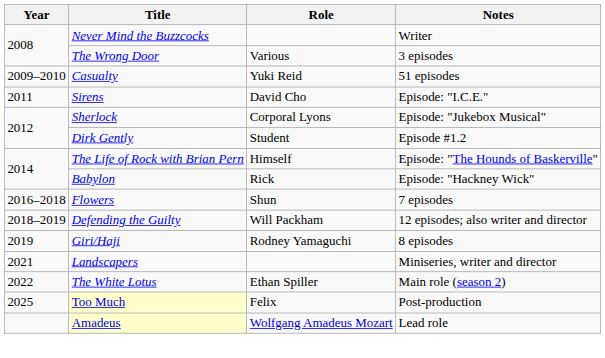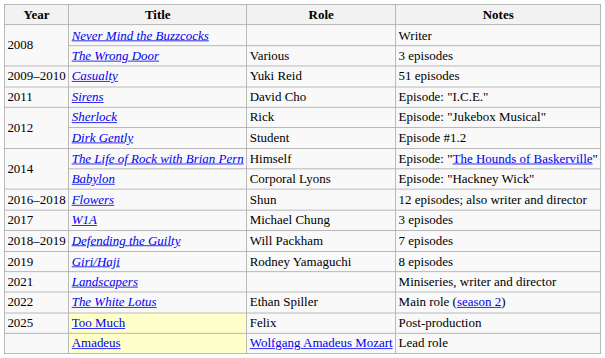(290, 117) Corporal Lyons -> (262, 117) Rick
(262, 179) Rick -> (290, 179) Corporal Lyons
(426, 199) 7 episodes -> (493, 199) 12 episodes; also writer and director
+ row: (84, 220)
(493, 220) 12 episodes; also writer and director -> (426, 240) 7 episodes
